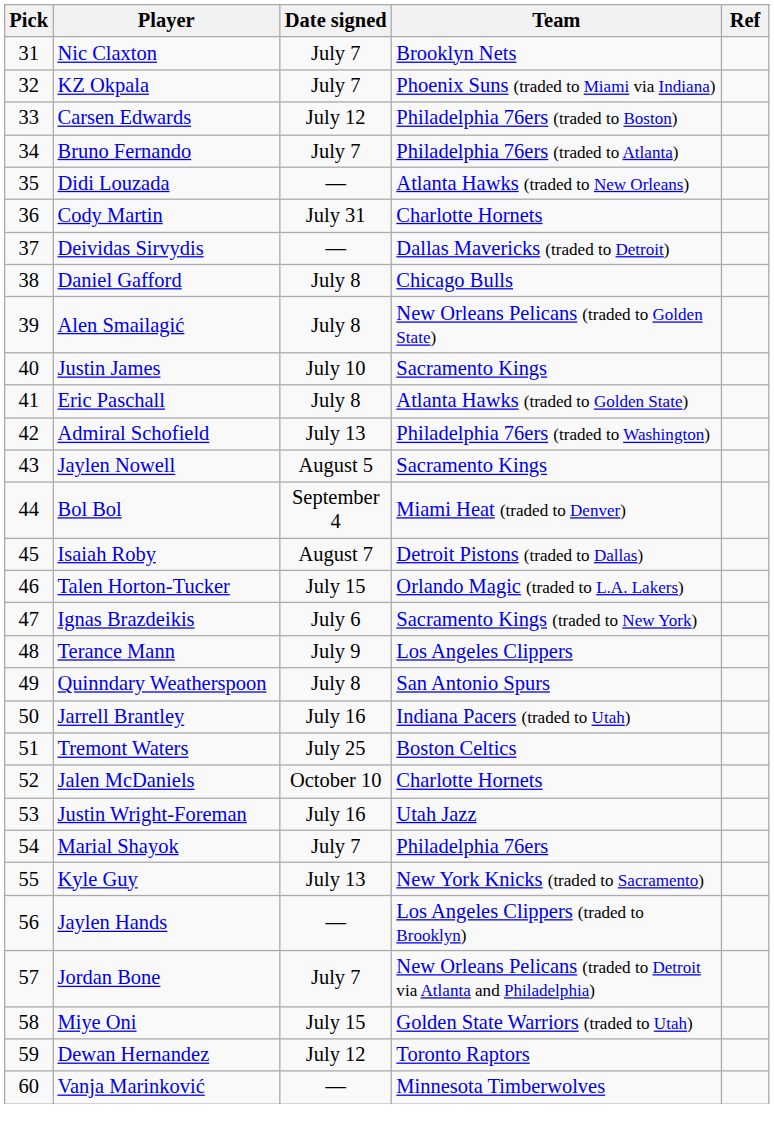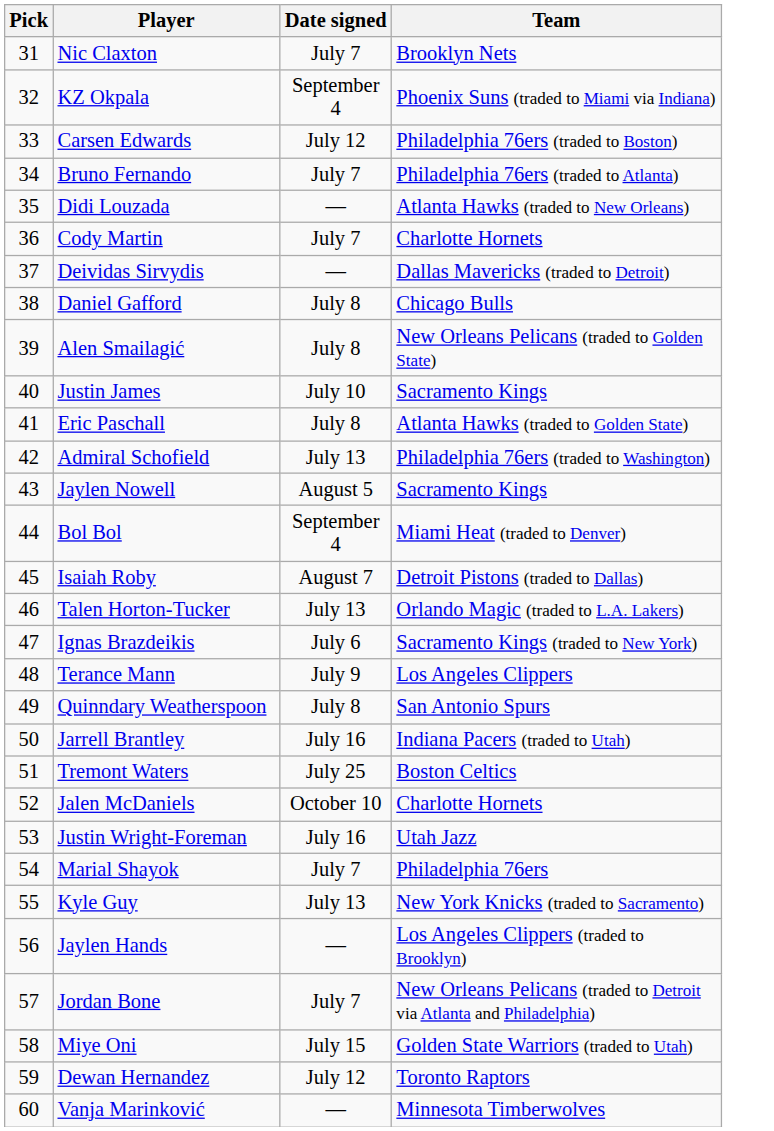- column: (745, 20)
(336, 85) July 7 -> (336, 97) September 4
(336, 215) July 31 -> (336, 238) July 7
(336, 586) July 15 -> (336, 609) July 13
